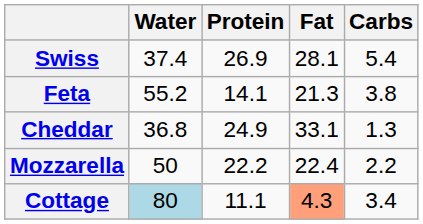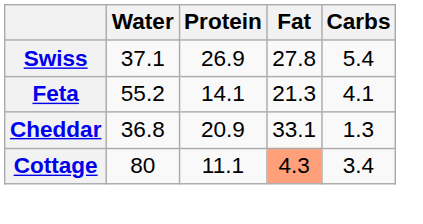(165, 58) 37.4 -> (143, 58) 37.1
(317, 58) 28.1 -> (294, 58) 27.8
(381, 93) 3.8 -> (358, 93) 4.1
(245, 129) 24.9 -> (223, 129) 20.9
- row: (67, 165)
(165, 201) lightblue background -> (143, 165) no background
